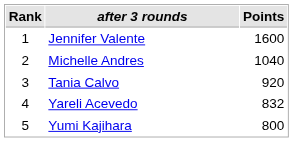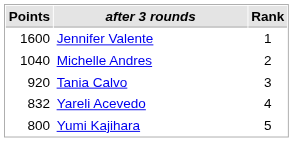columns swapped: (25, 16) <-> (264, 16)
